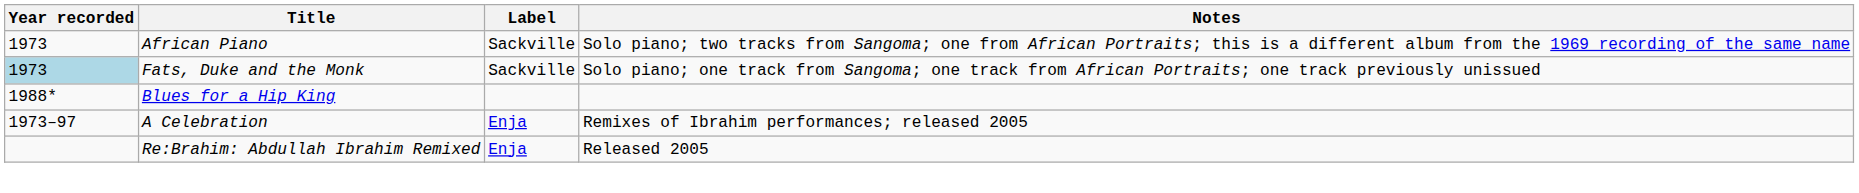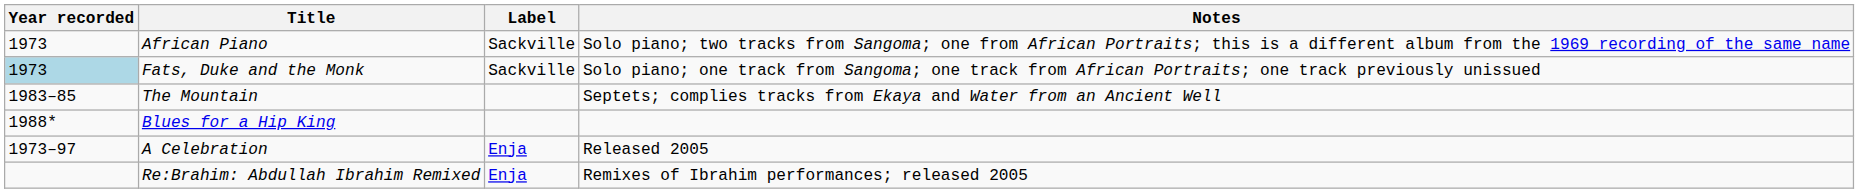+ row: (200, 97)
(805, 123) Remixes of Ibrahim performances; released 2005 -> (646, 149) Released 2005
(646, 149) Released 2005 -> (805, 175) Remixes of Ibrahim performances; released 2005
